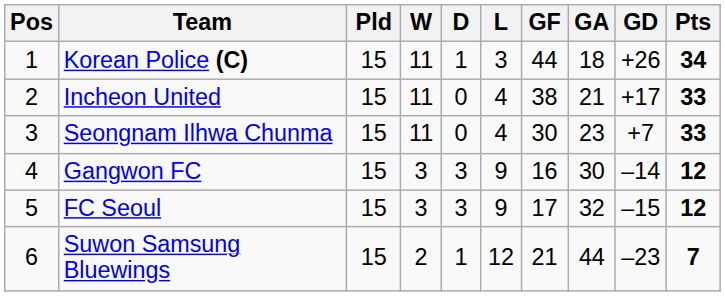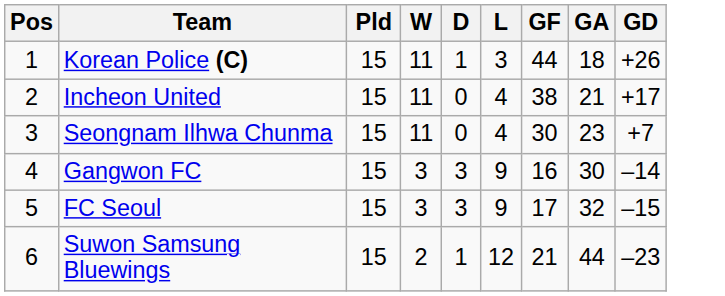- column: (693, 23)
